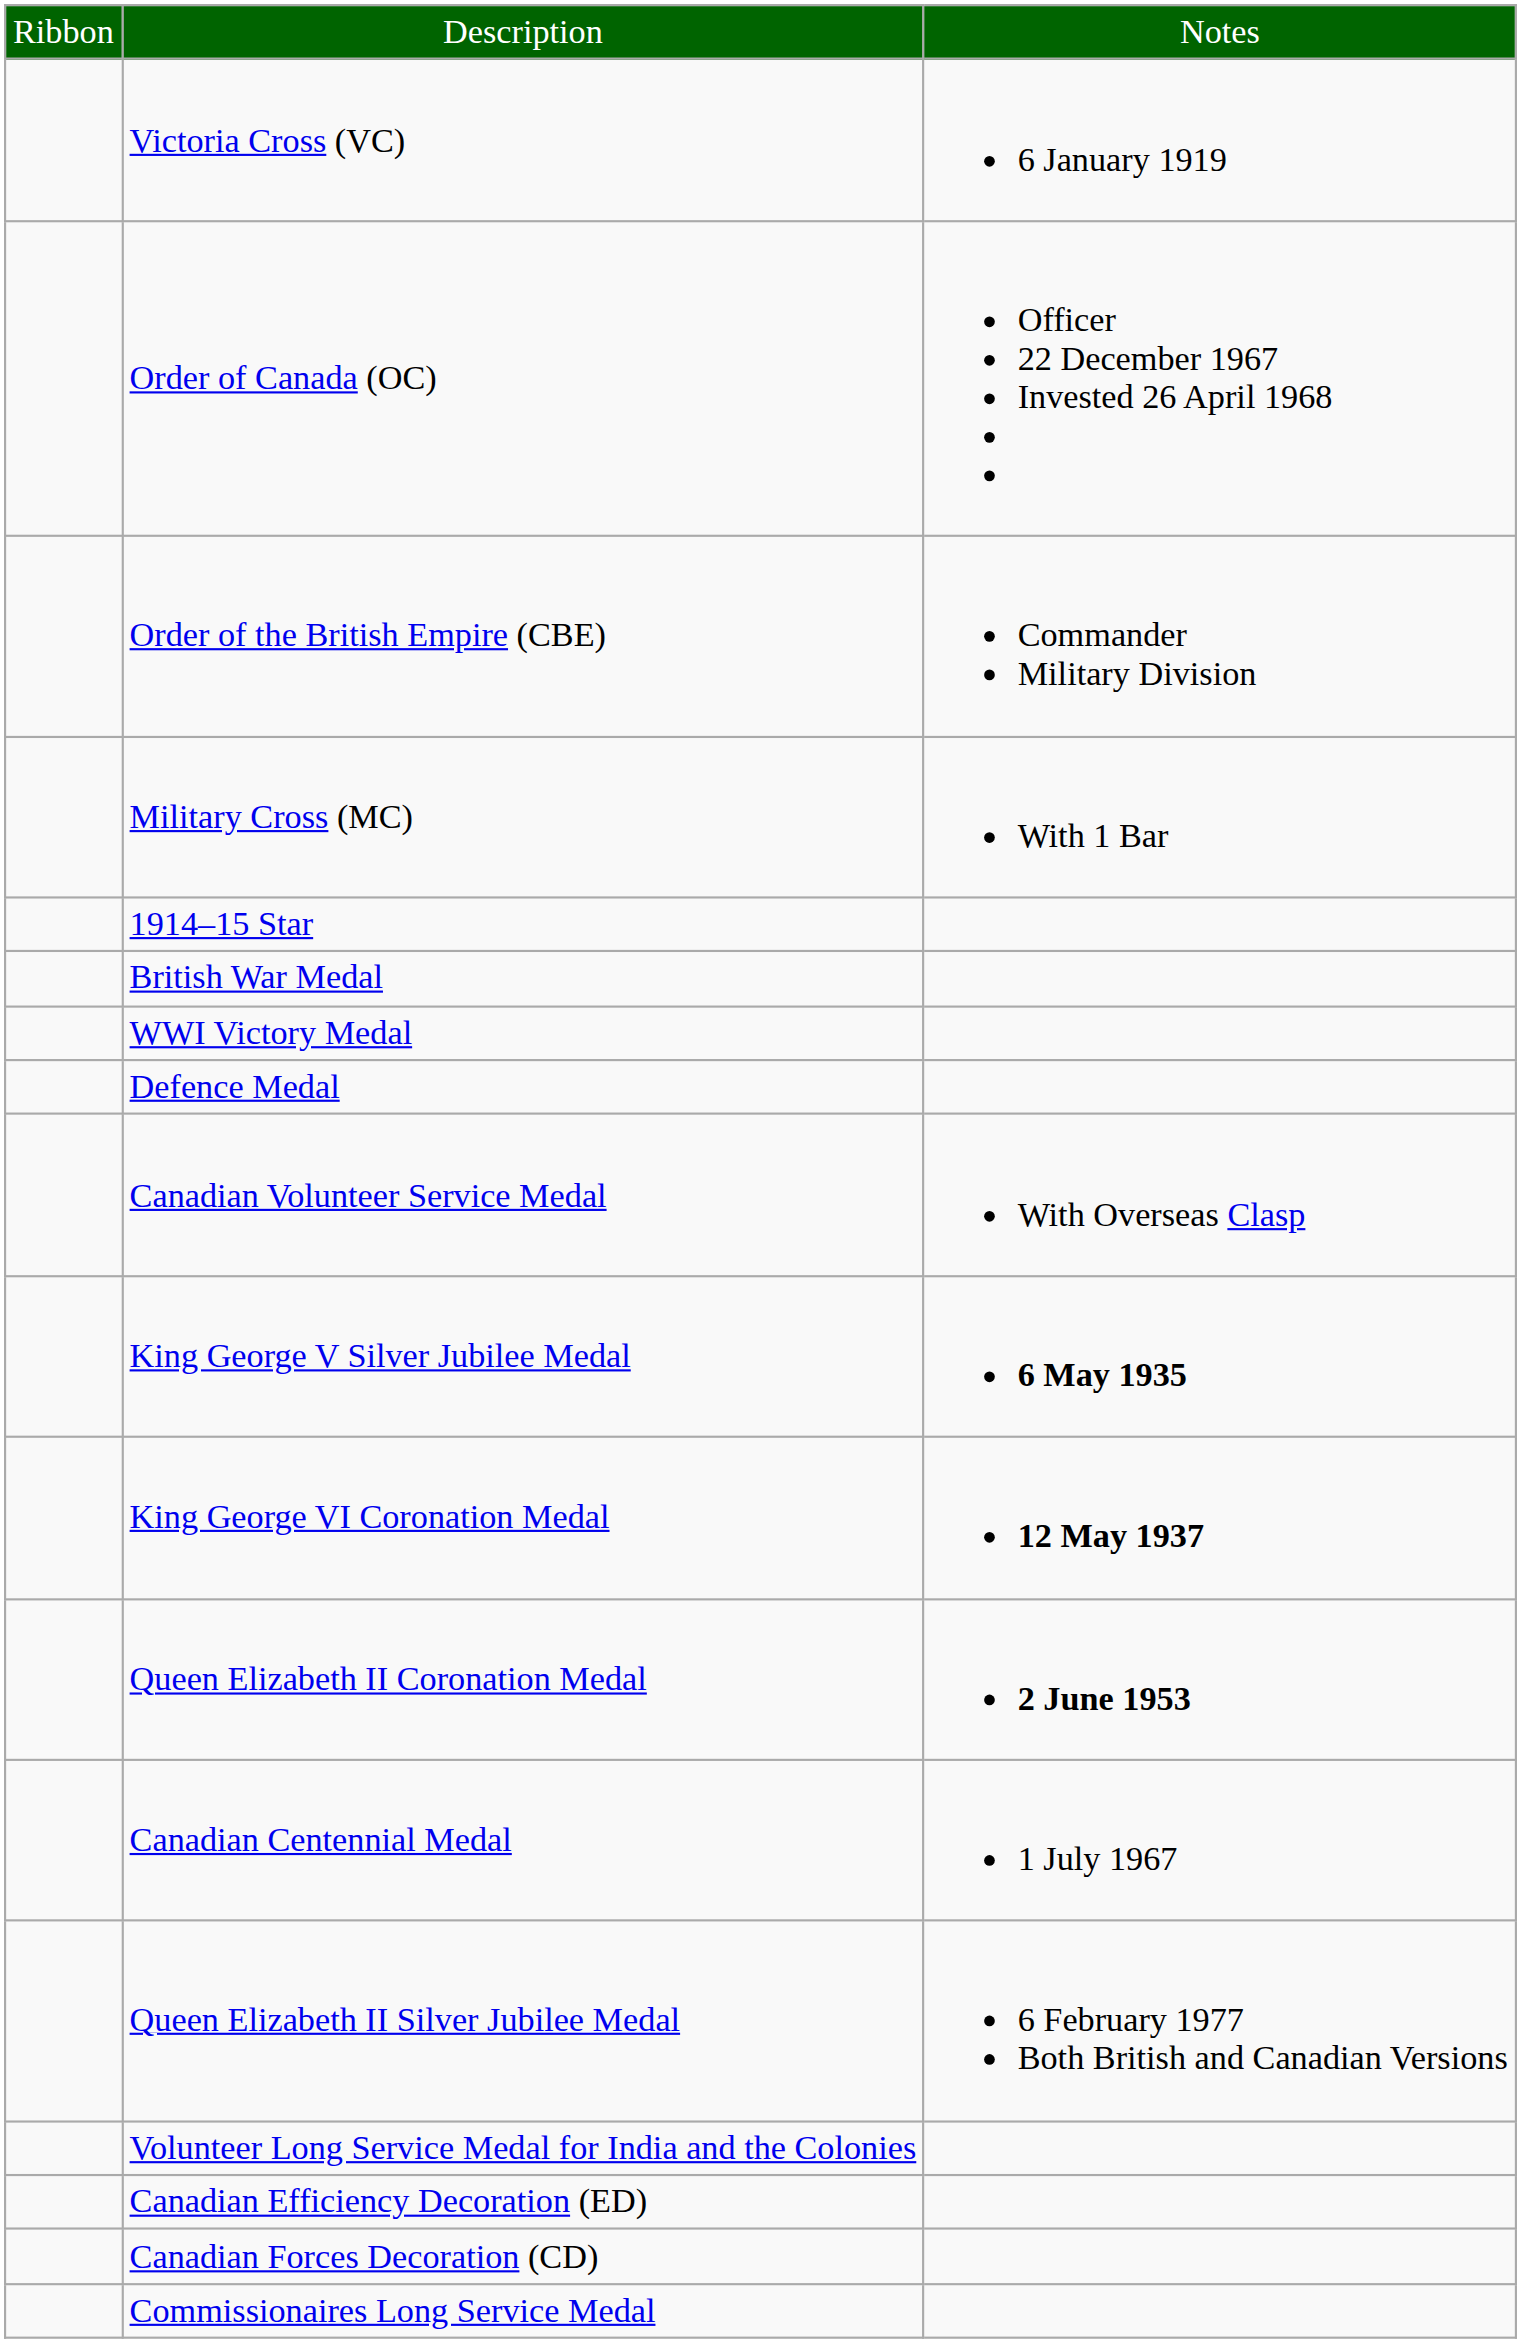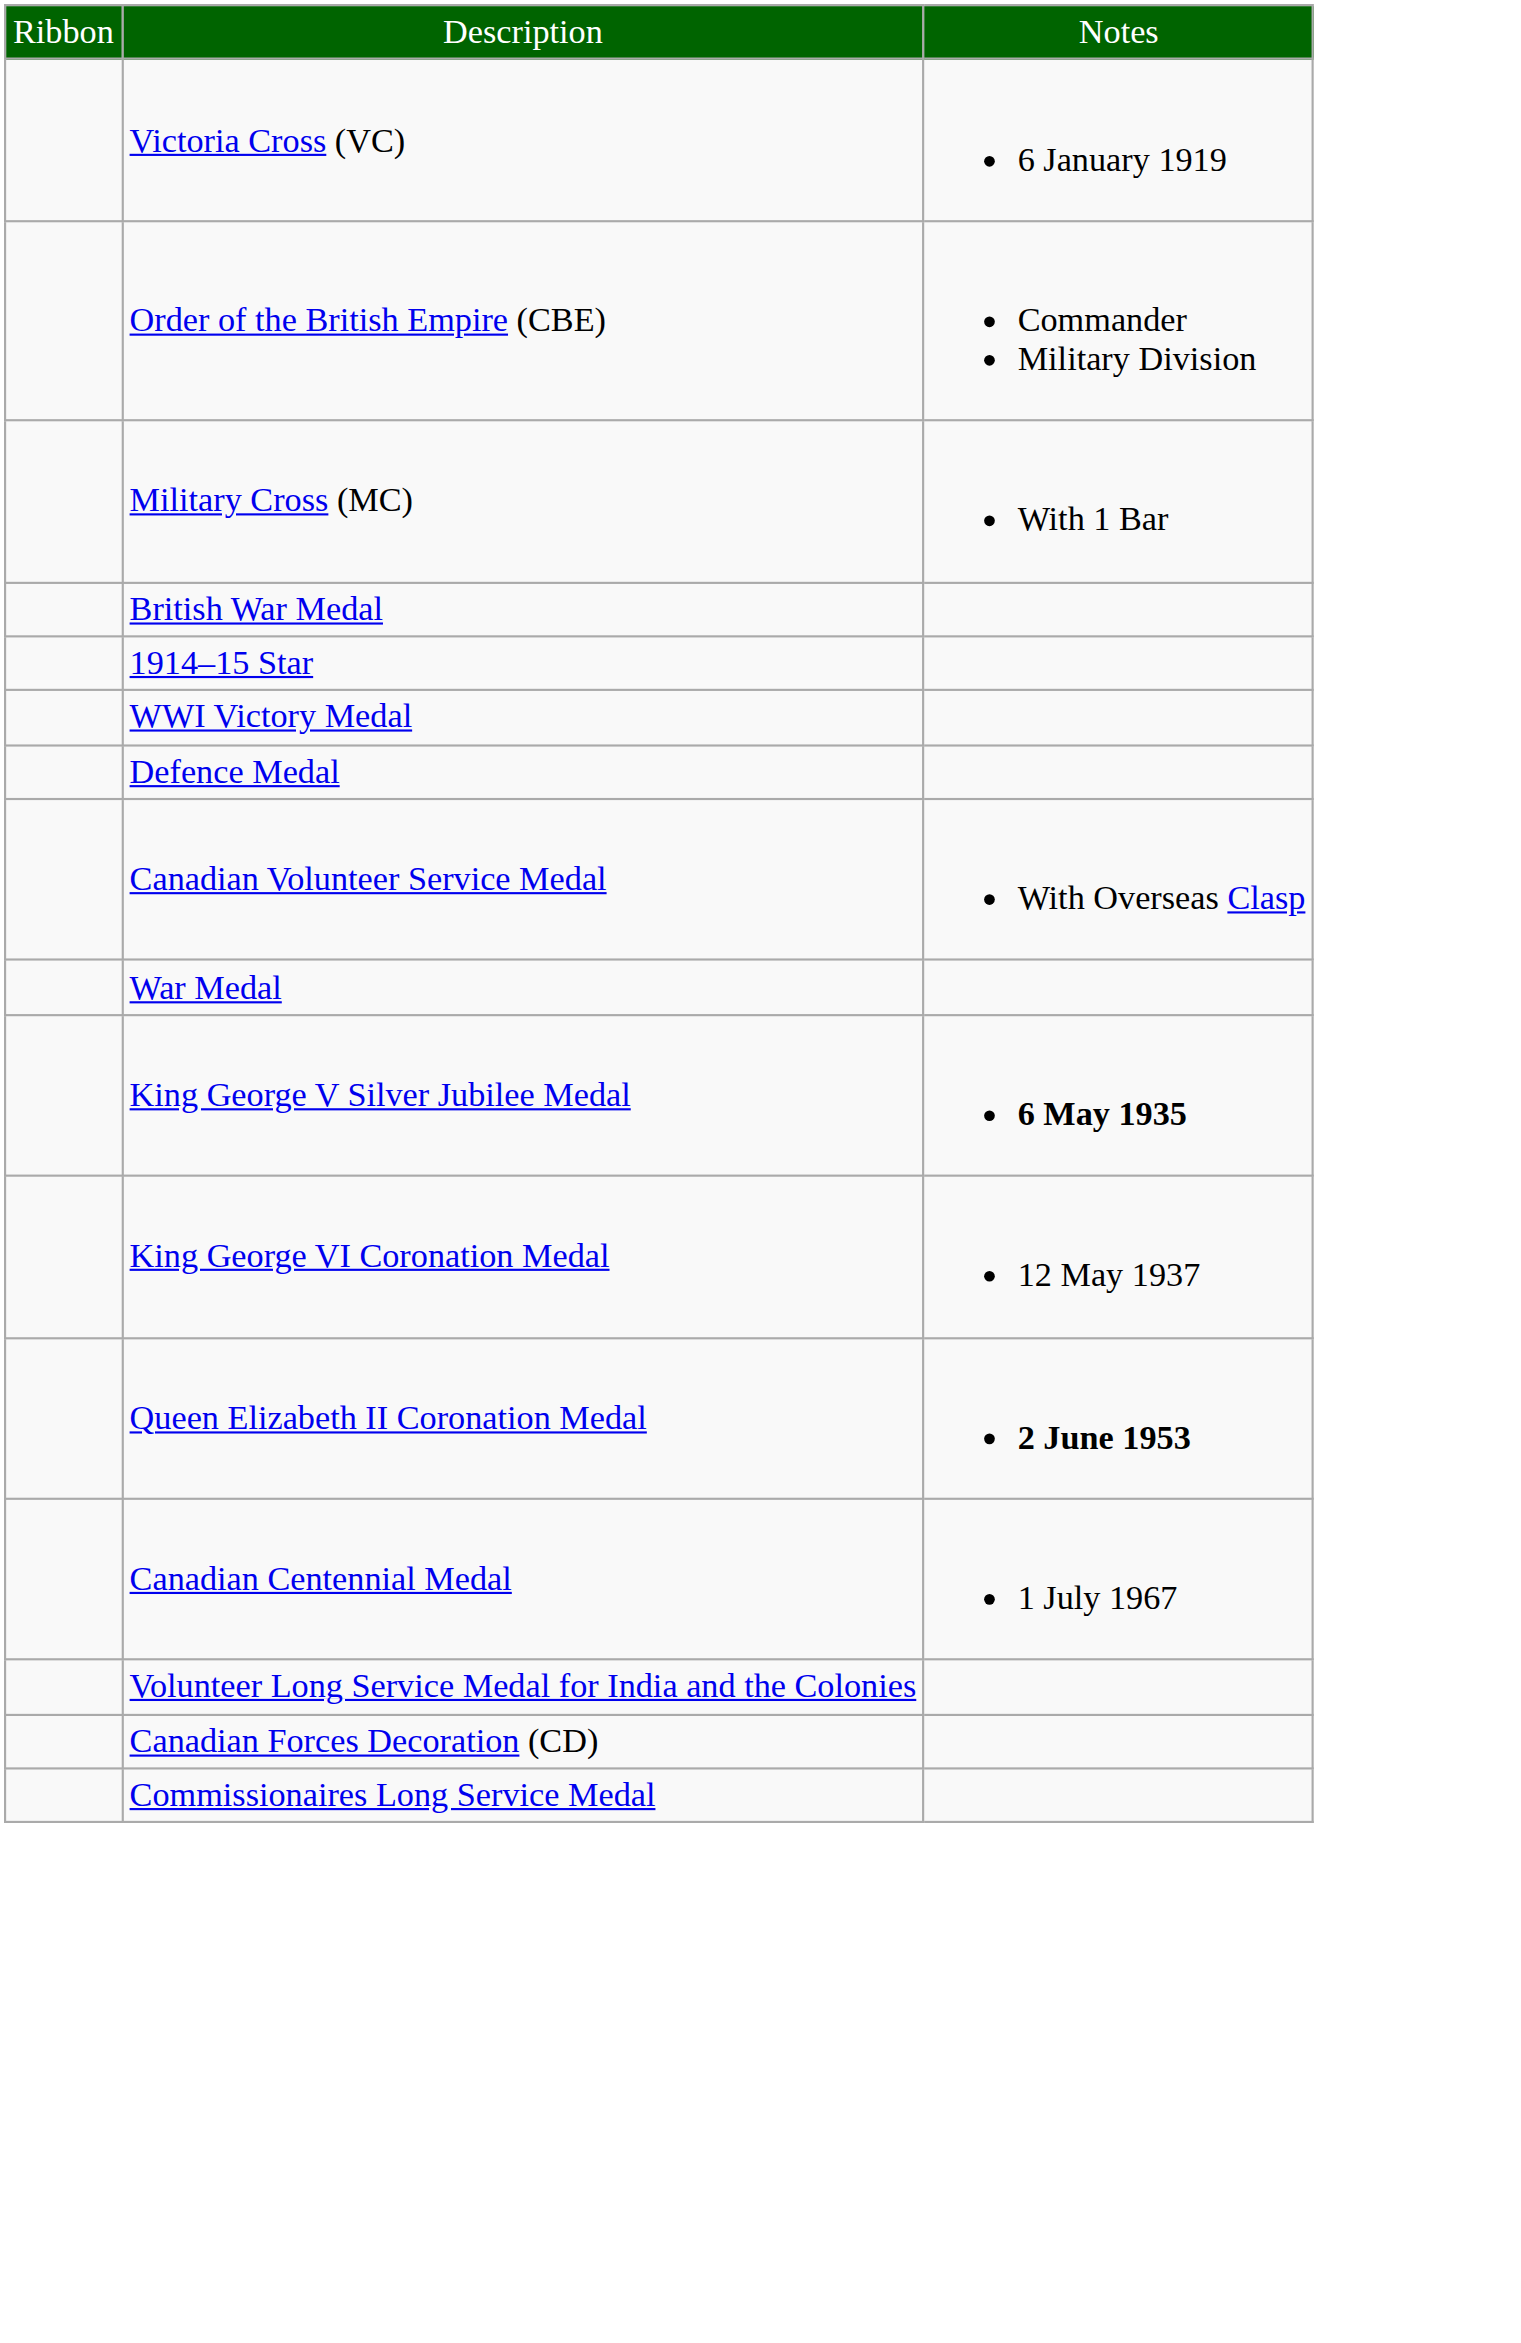- row: (283, 377)
rows swapped: (221, 923) <-> (256, 978)
+ row: (206, 986)
(1220, 1537) bold -> (1119, 1276) normal
- row: (405, 2020)
- row: (388, 2201)
